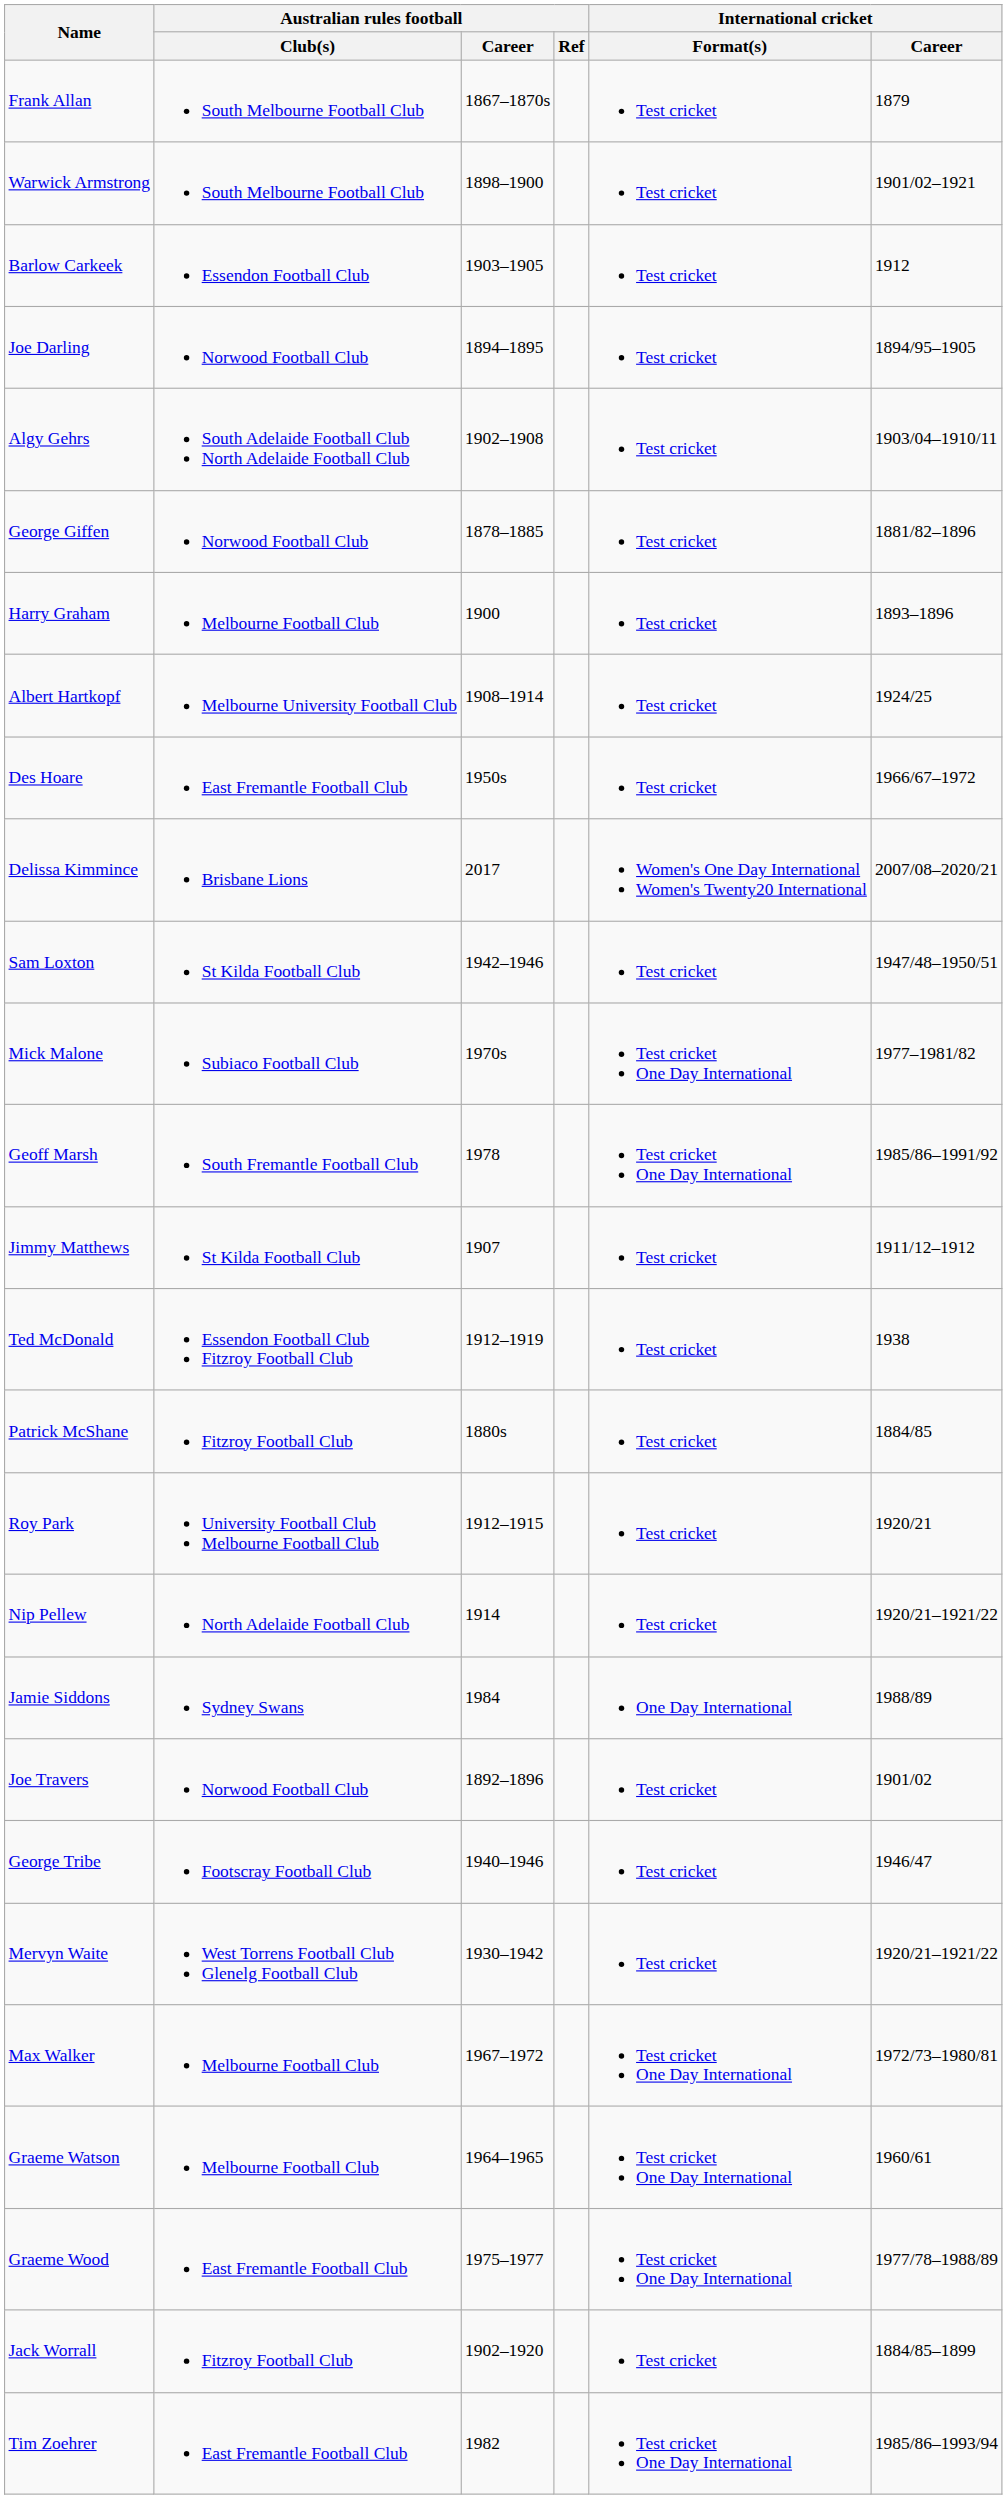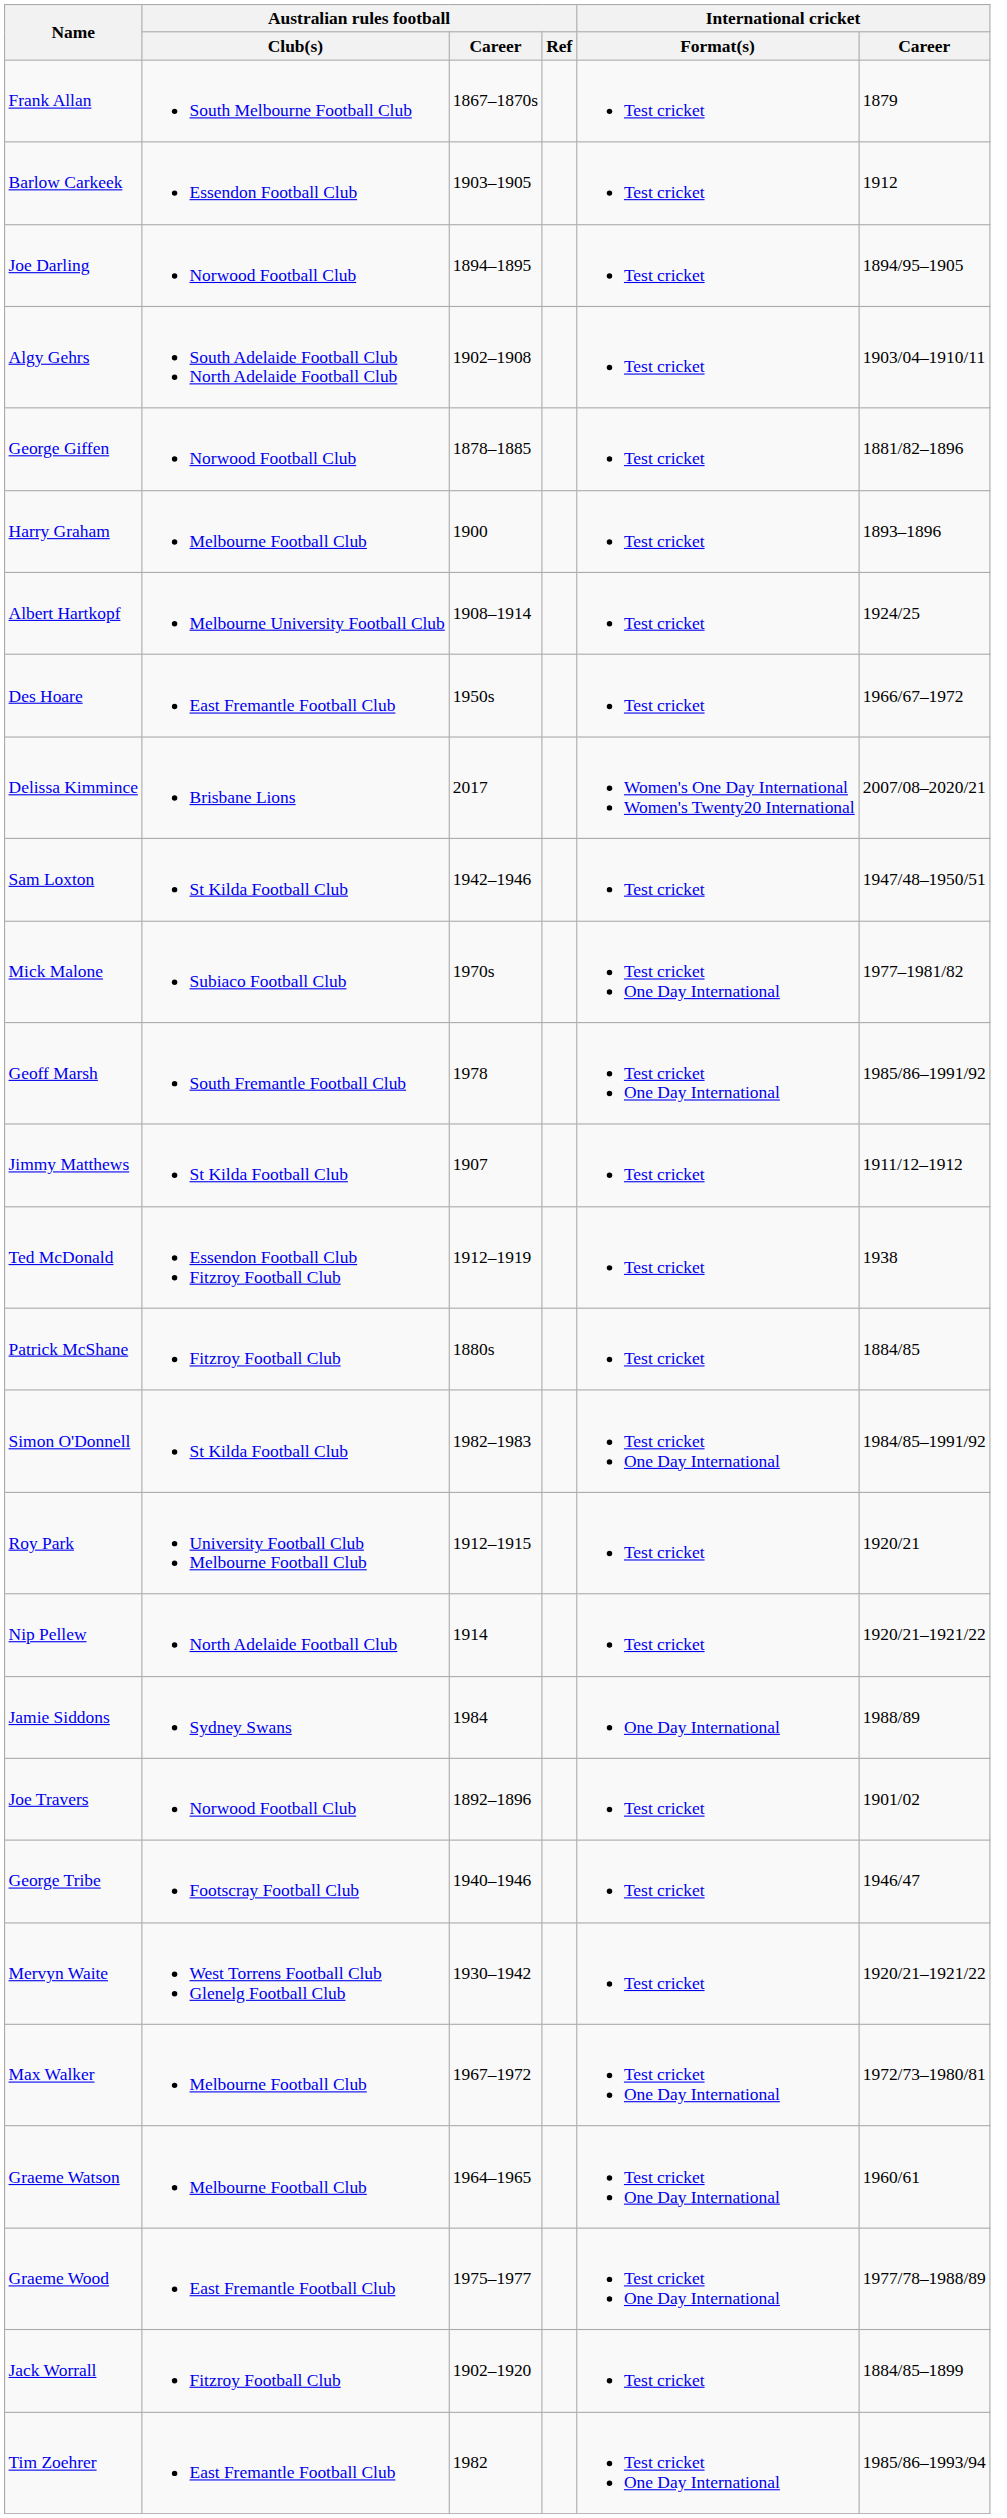- row: (79, 183)
+ row: (69, 1441)
